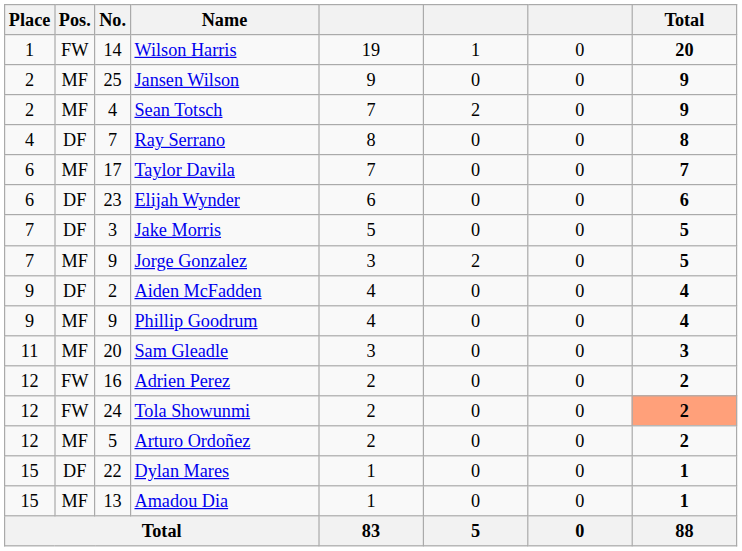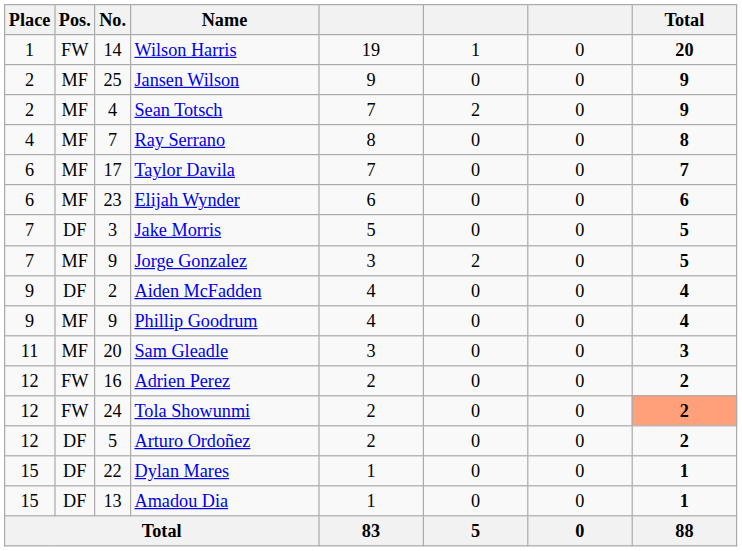(75, 140) DF -> (75, 140) MF
(75, 200) DF -> (75, 200) MF
(75, 440) MF -> (75, 440) DF
(75, 500) MF -> (75, 500) DF
